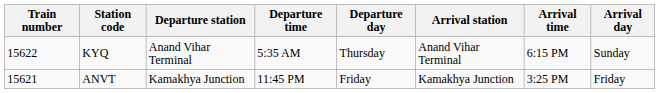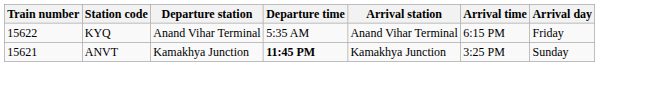- column: (376, 20)
(612, 53) Sunday -> (548, 33) Friday
(281, 79) normal -> (291, 52) bold
(610, 79) Friday -> (550, 52) Sunday
